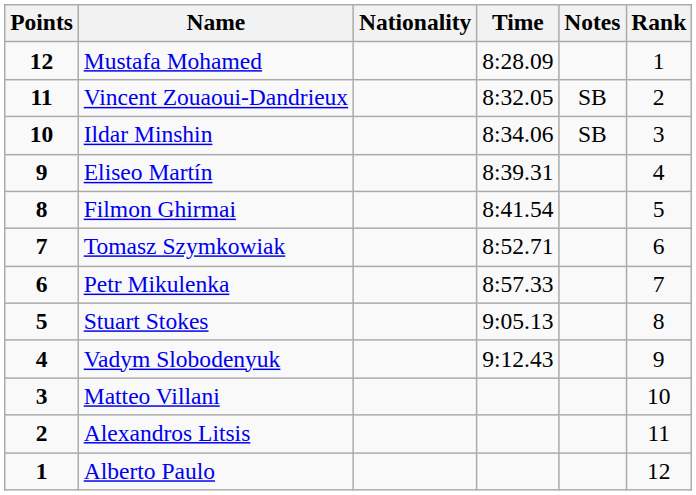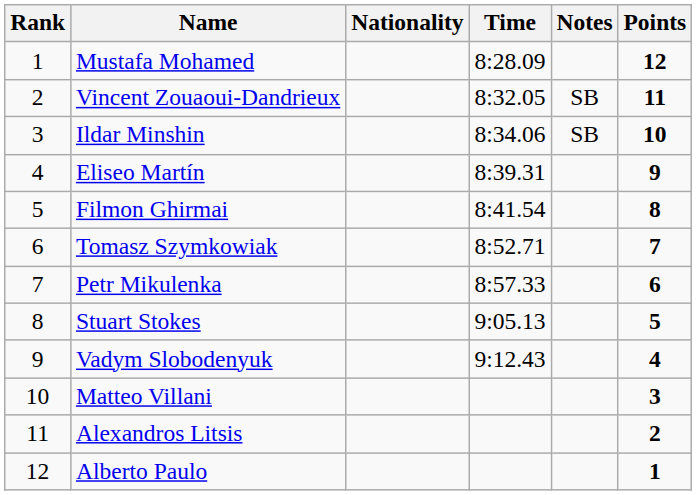columns swapped: (659, 23) <-> (42, 23)
